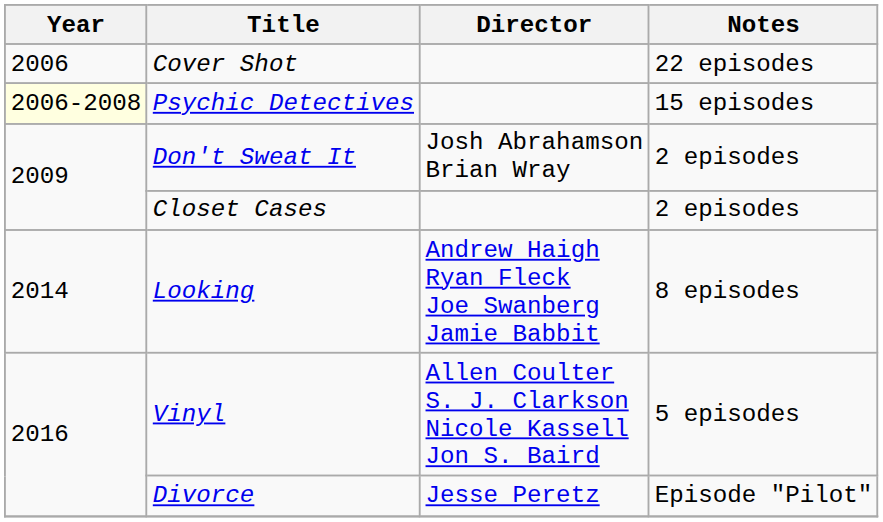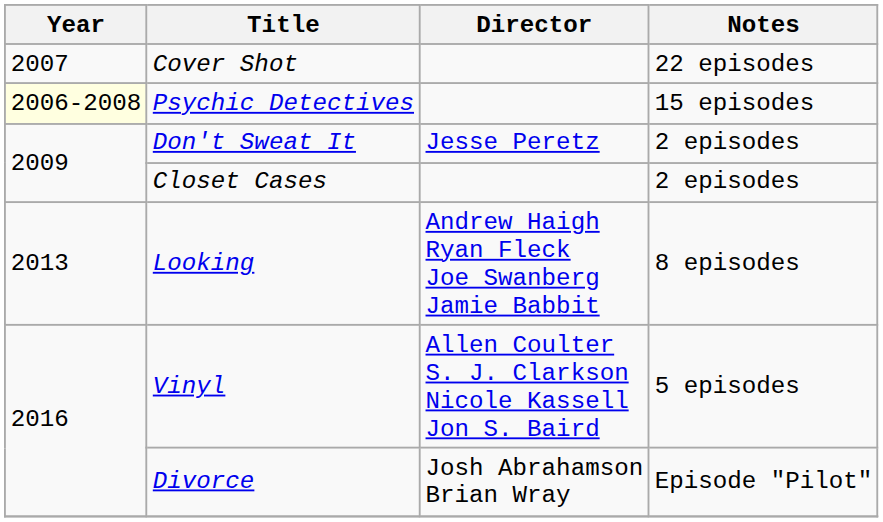(40, 64) 2006 -> (40, 64) 2007
(534, 157) Josh Abrahamson Brian Wray -> (513, 143) Jesse Peretz
(40, 291) 2014 -> (40, 264) 2013
(513, 496) Jesse Peretz -> (534, 482) Josh Abrahamson Brian Wray
